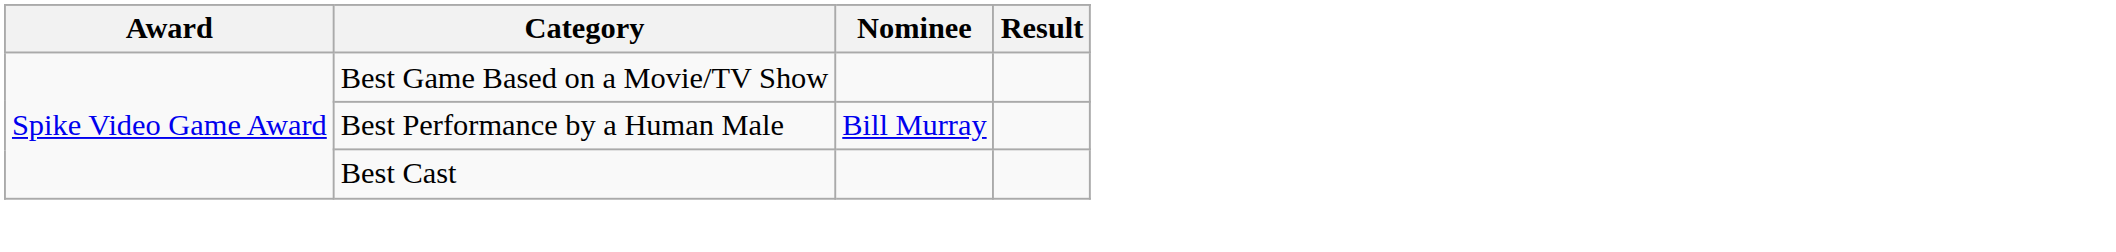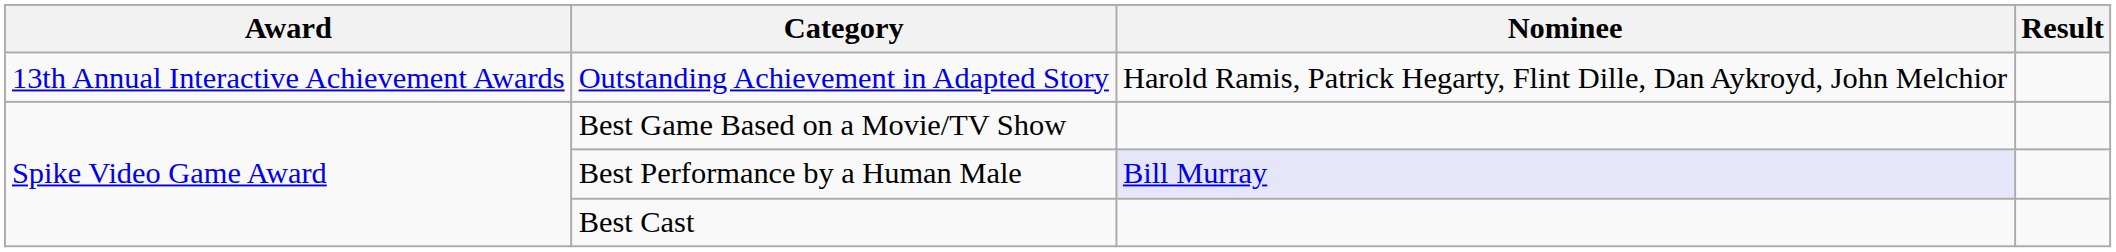+ row: (844, 76)
(914, 125) no background -> (1195, 173) lavender background
